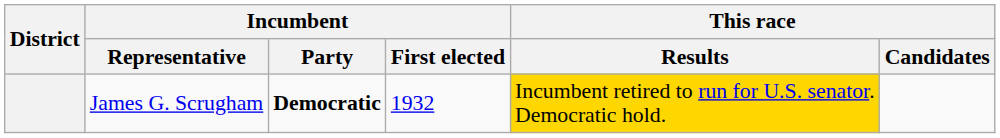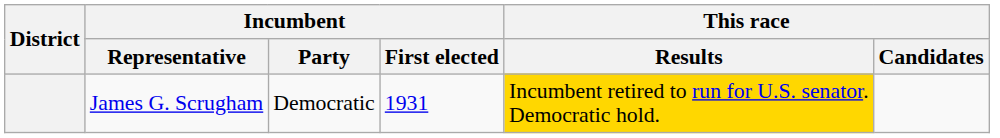(327, 103) bold -> (324, 103) normal
(413, 103) 1932 -> (407, 103) 1931
